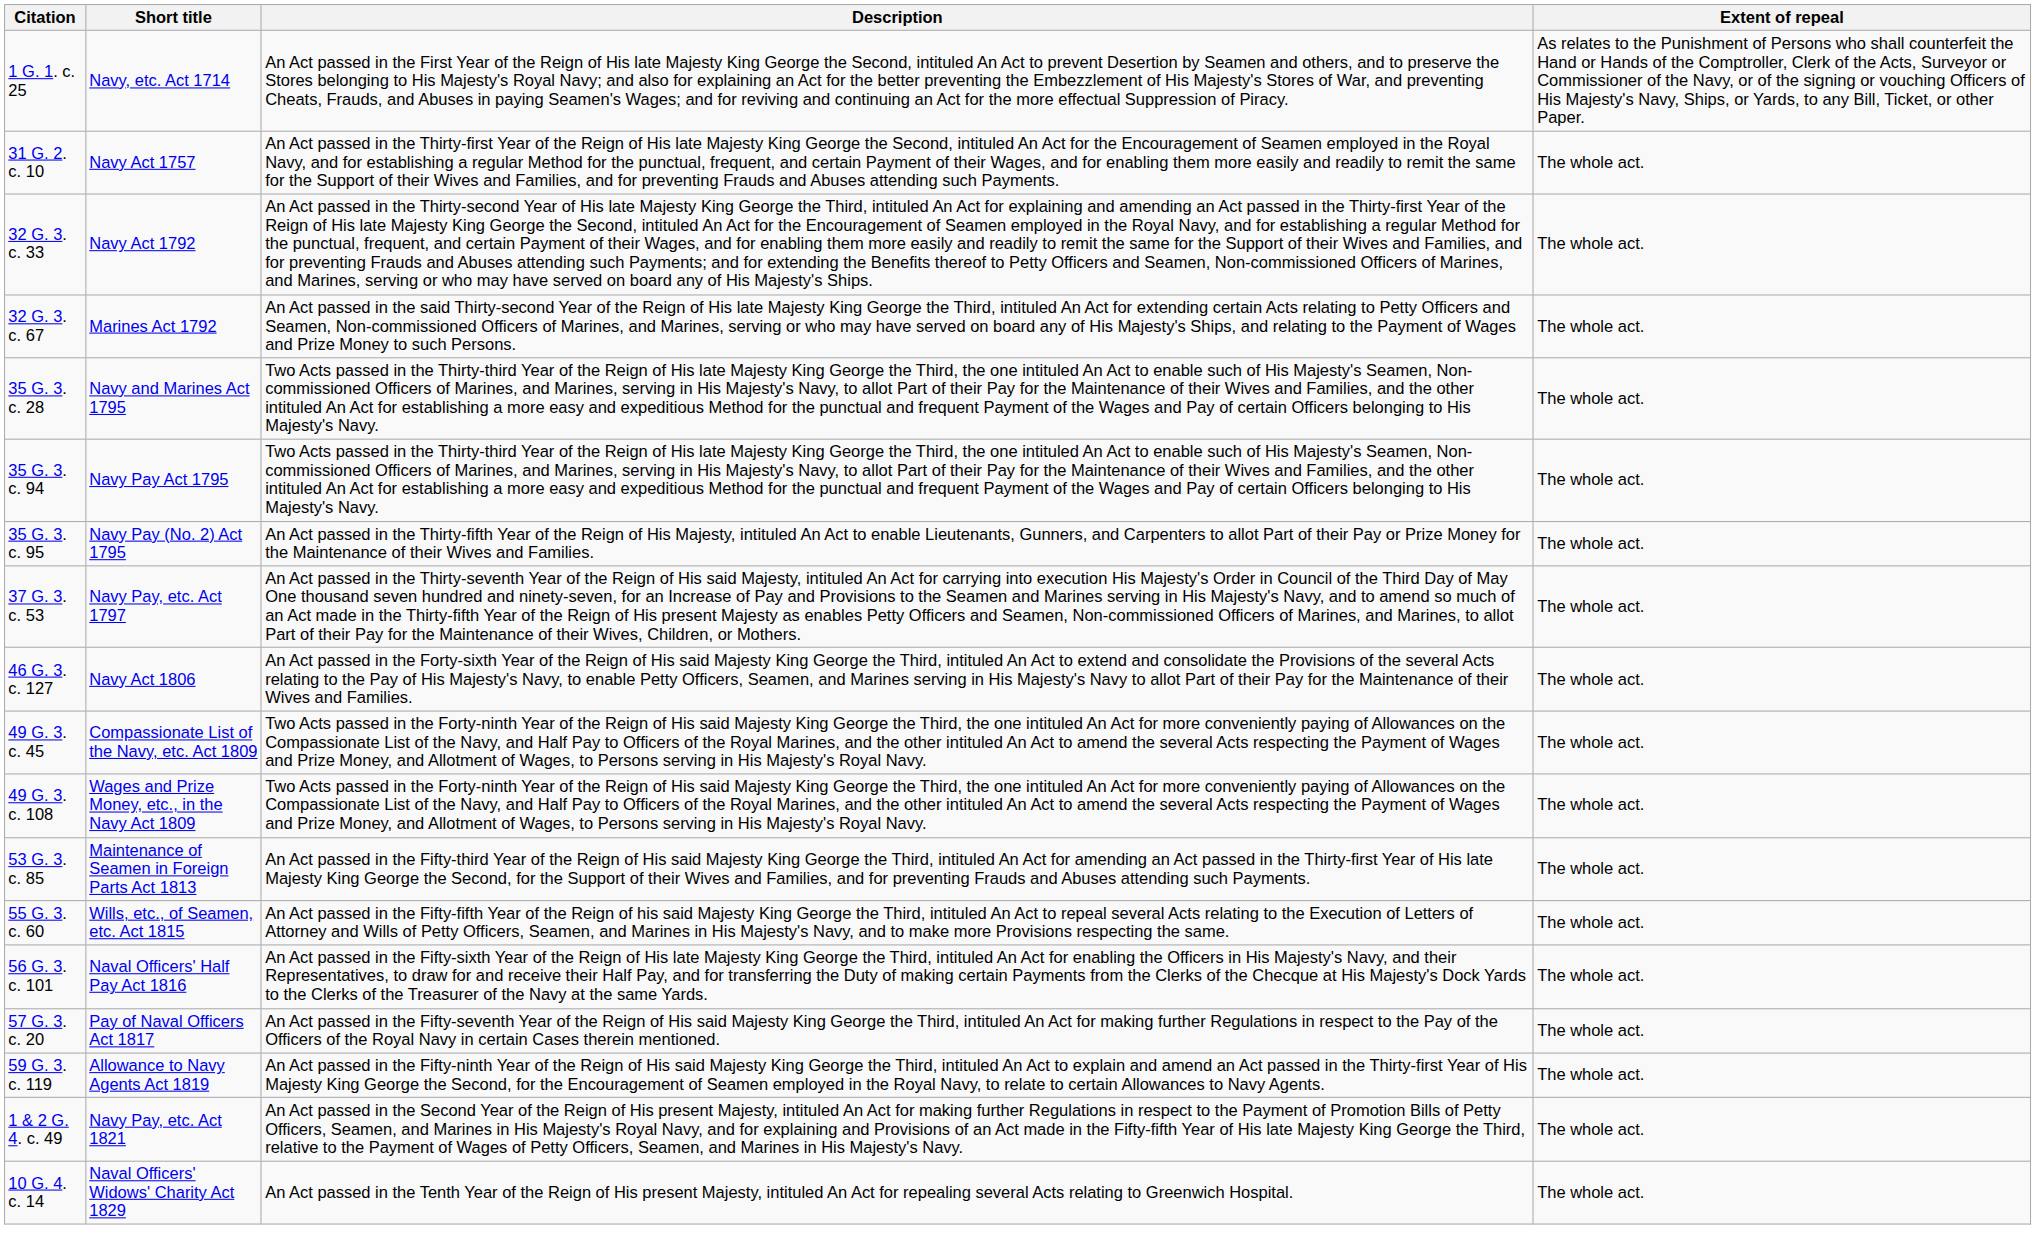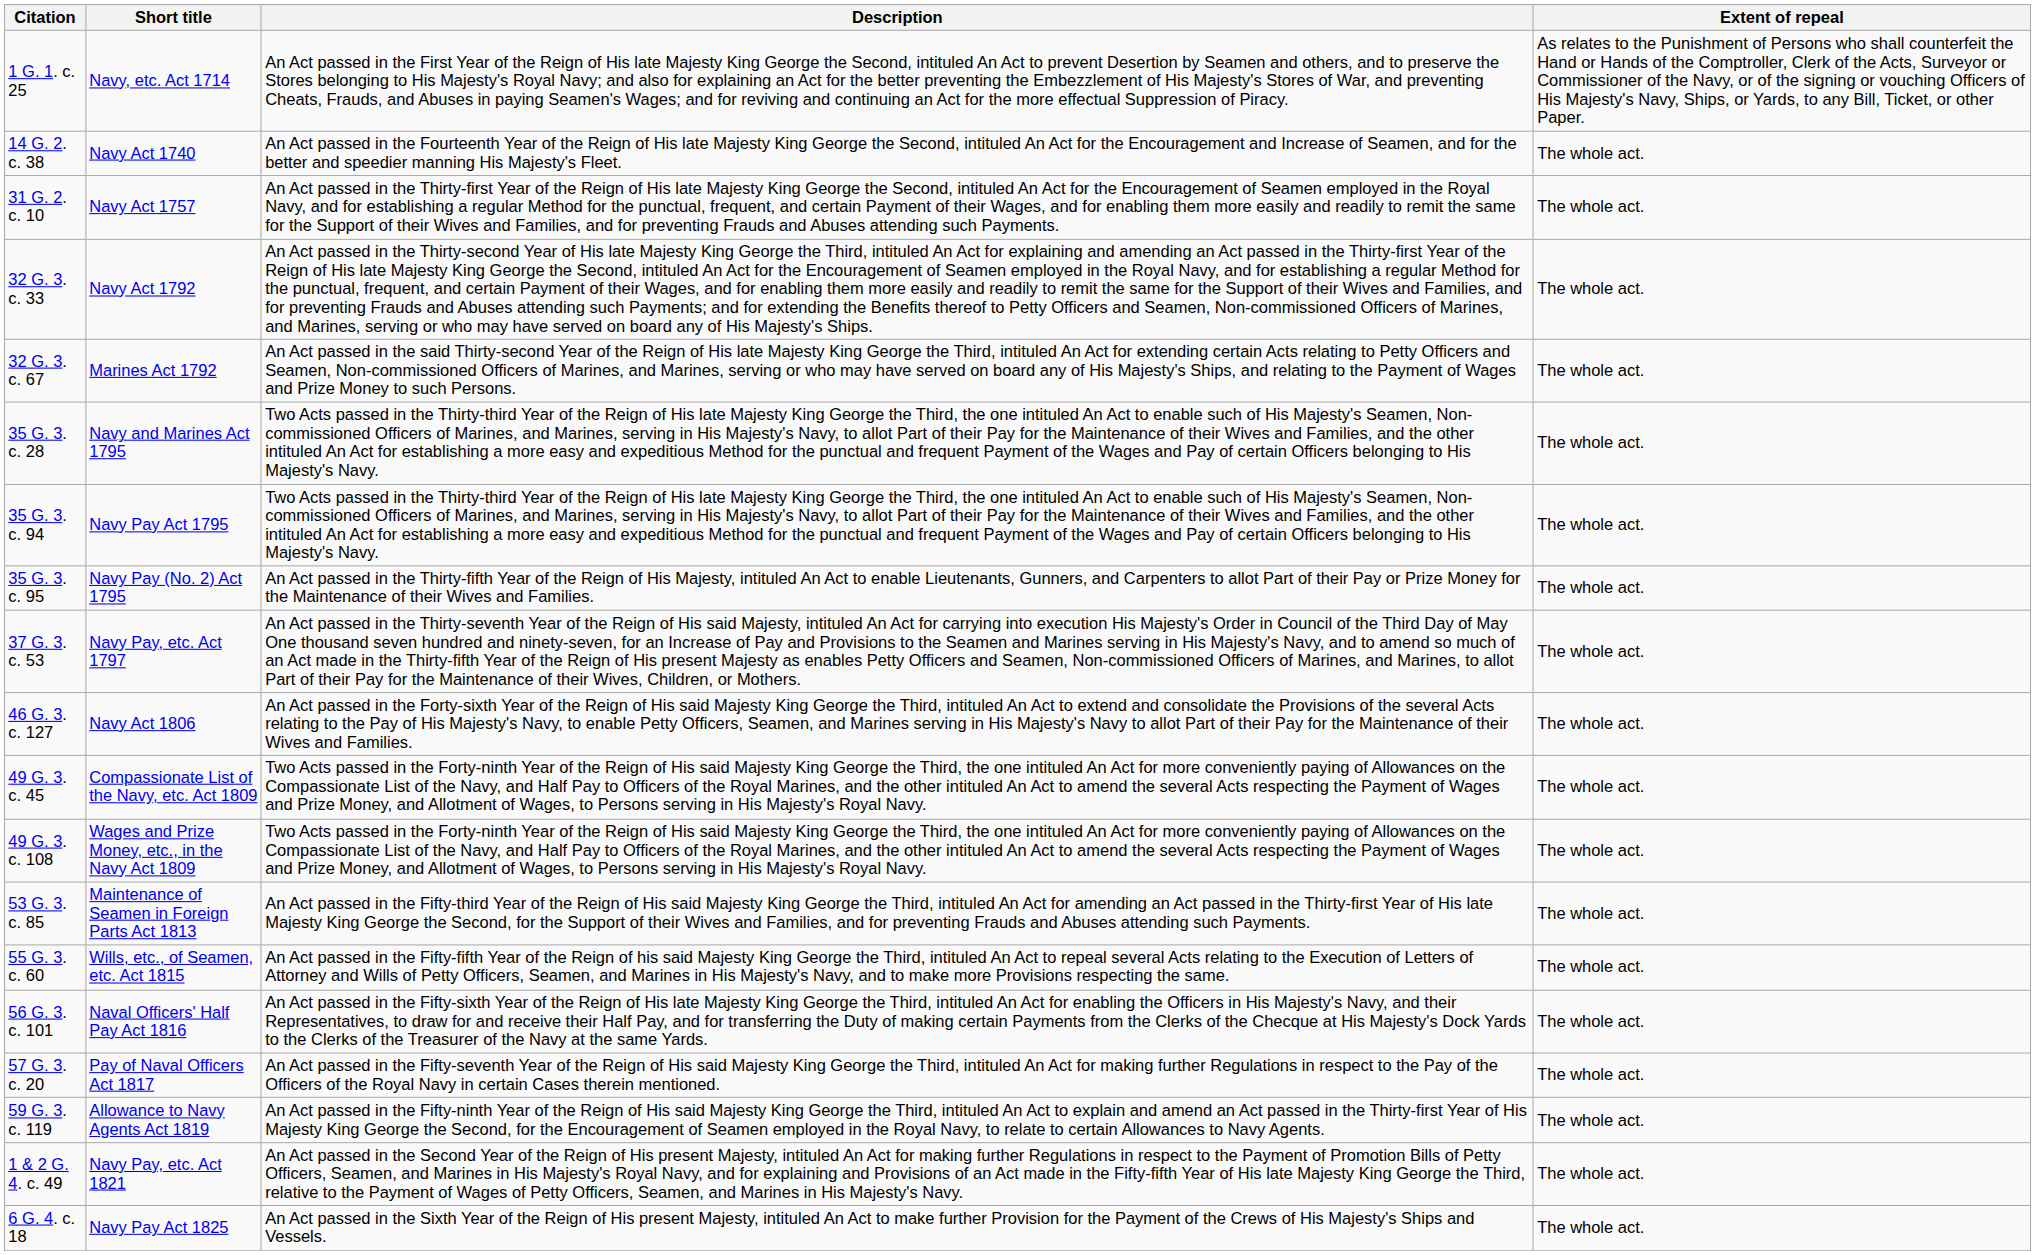+ row: (38, 153)
+ row: (42, 1227)
- row: (38, 1192)
